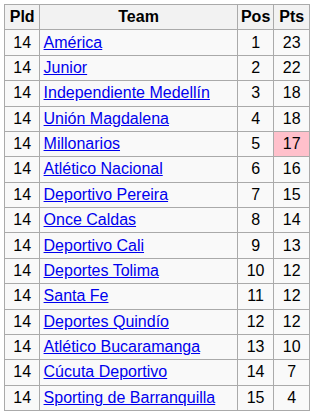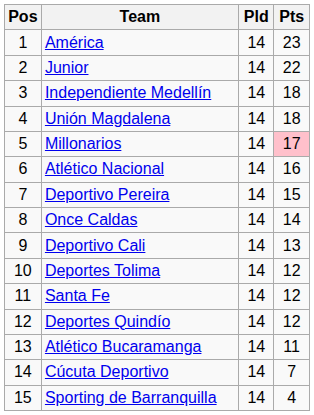columns swapped: (256, 17) <-> (22, 17)
(292, 347) 10 -> (292, 347) 11
